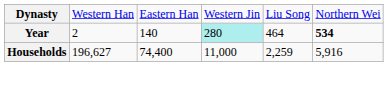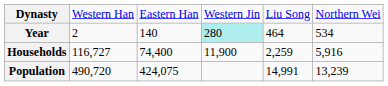(325, 33) bold -> (325, 33) normal
(92, 52) 196,627 -> (91, 52) 116,727
(220, 52) 11,000 -> (220, 52) 11,900
+ row: (37, 71)
